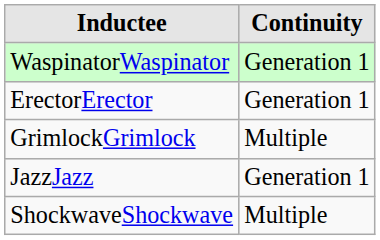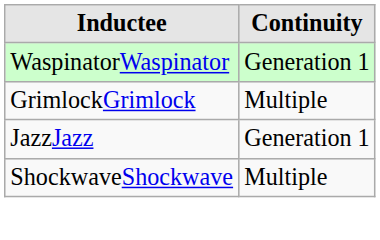- row: (81, 100)
